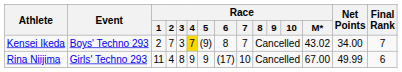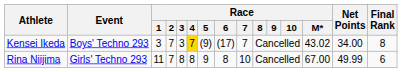(159, 44) 2 -> (159, 44) 3
(226, 44) 8 -> (226, 44) (17)
(383, 44) 7 -> (383, 44) 8
(171, 60) 4 -> (171, 60) 7
(192, 60) 9 -> (192, 60) 8
(226, 60) (17) -> (226, 60) 8
